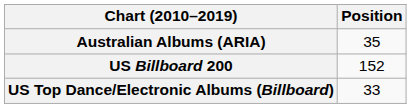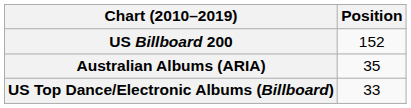rows swapped: (171, 41) <-> (171, 66)
